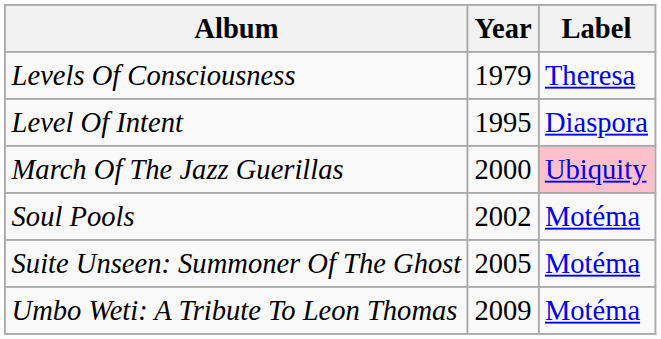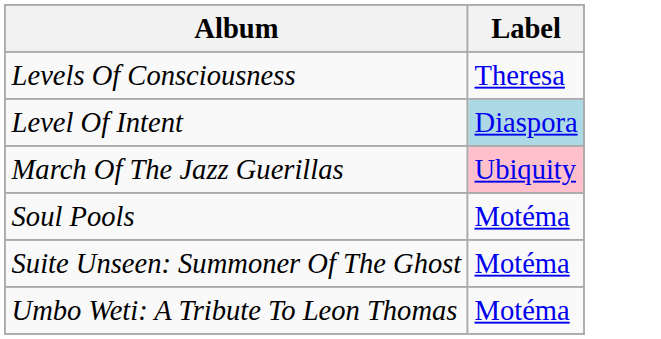- column: (503, 28)
(596, 122) no background -> (526, 122) lightblue background
